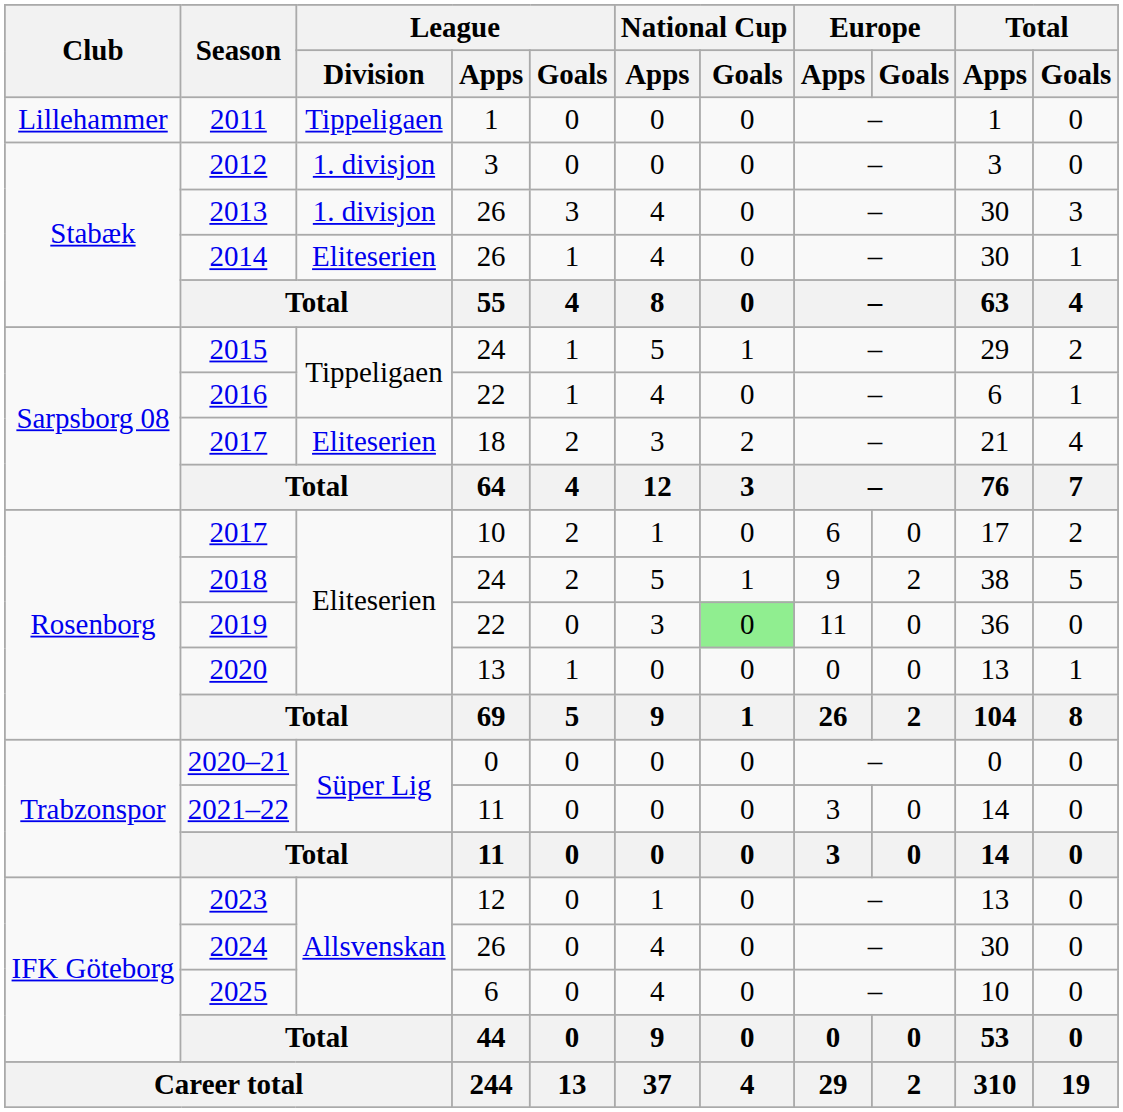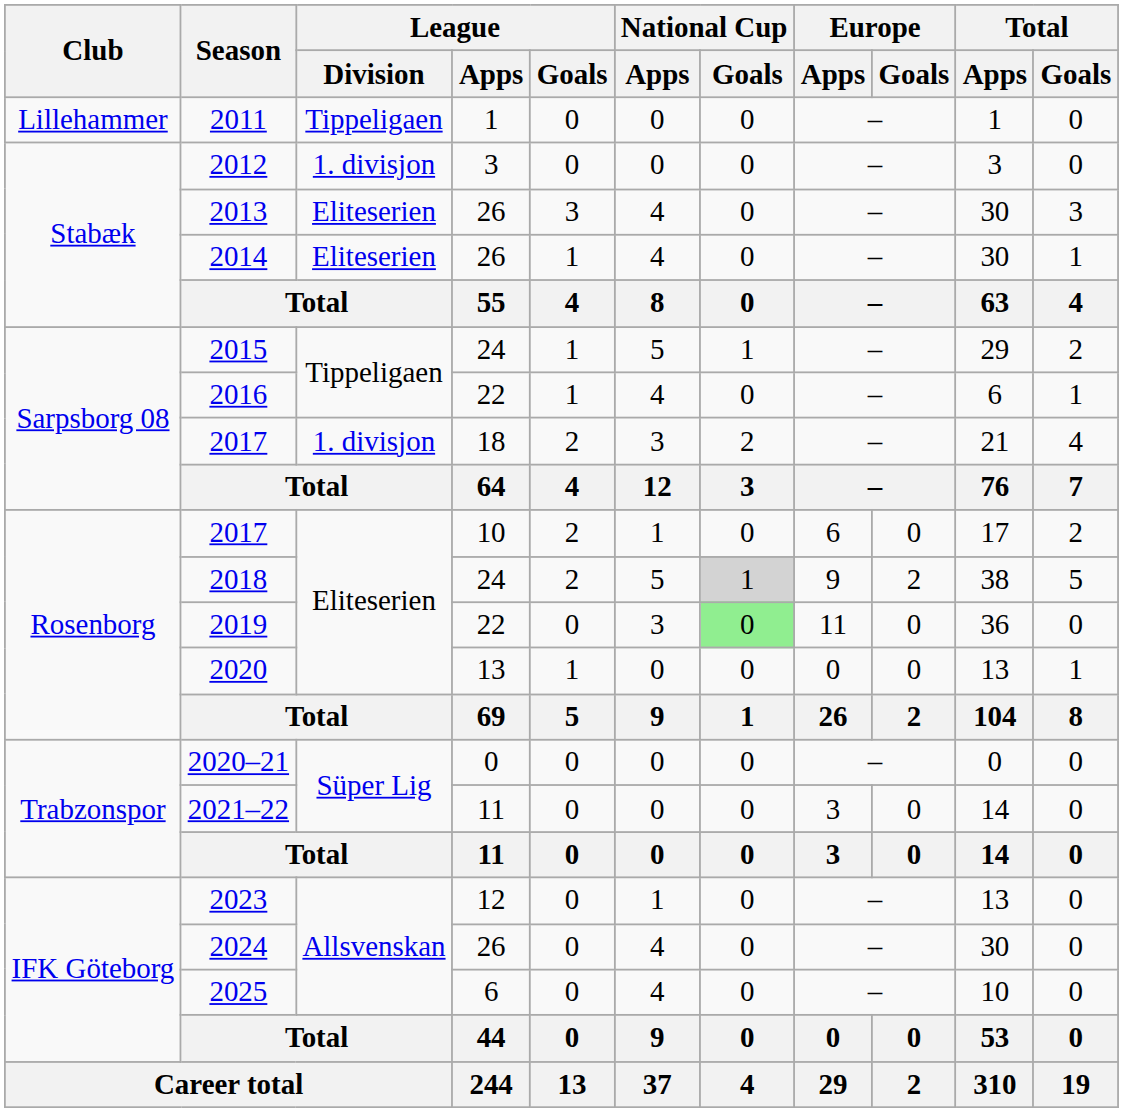(374, 211) 1. divisjon -> (374, 211) Eliteserien
(374, 440) Eliteserien -> (374, 440) 1. divisjon
(747, 578) no background -> (747, 578) lightgrey background
